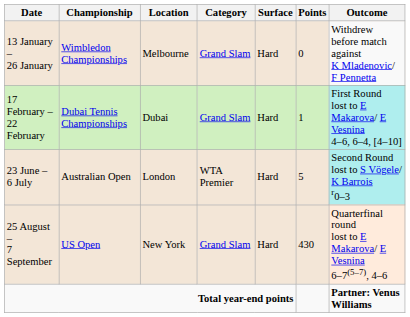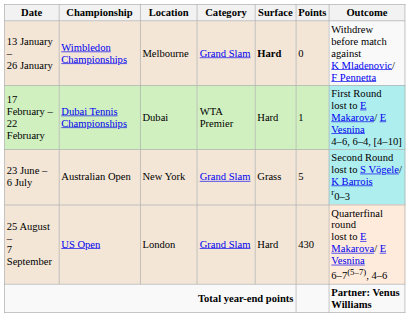(268, 53) normal -> (269, 53) bold
(225, 117) Grand Slam -> (216, 117) WTA Premier
(159, 177) London -> (164, 177) New York
(216, 177) WTA Premier -> (225, 177) Grand Slam
(268, 177) Hard -> (269, 177) Grass
(164, 244) New York -> (159, 244) London
